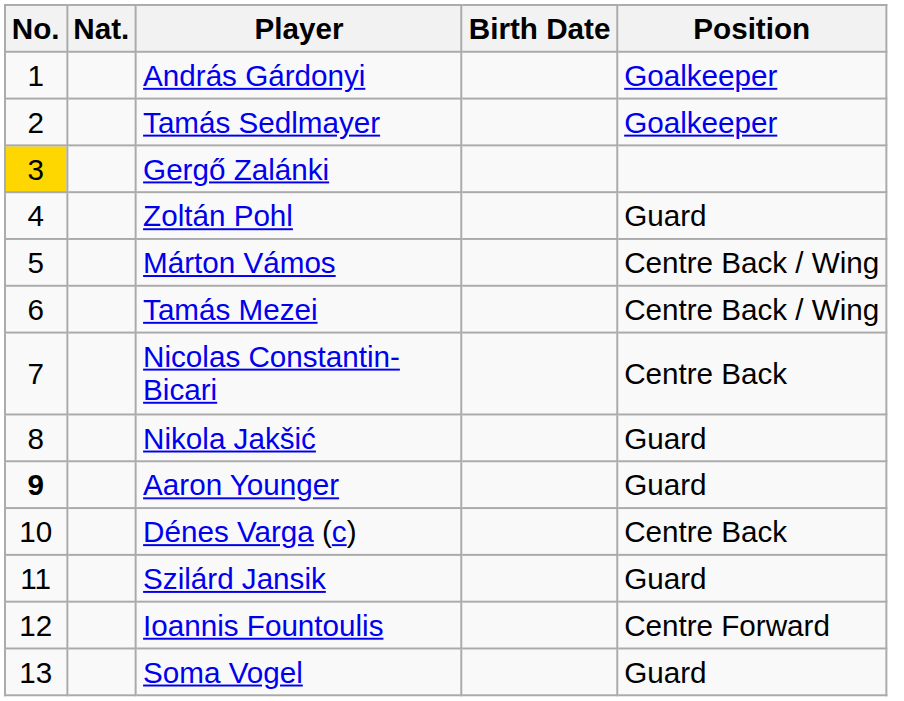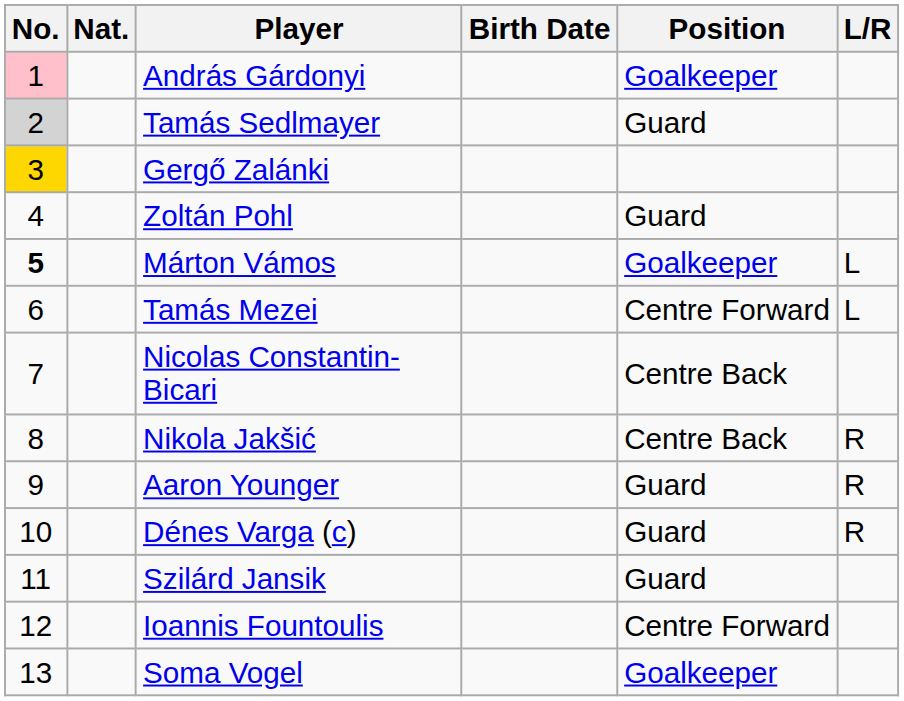+ column: (868, 29)
(36, 76) no background -> (36, 76) pink background
(36, 122) no background -> (36, 122) lightgrey background
(701, 122) Goalkeeper -> (665, 122) Guard
(36, 263) normal -> (36, 263) bold
(752, 263) Centre Back / Wing -> (701, 263) Goalkeeper
(752, 310) Centre Back / Wing -> (727, 310) Centre Forward
(665, 437) Guard -> (706, 437) Centre Back
(36, 484) bold -> (36, 484) normal
(706, 531) Centre Back -> (665, 531) Guard
(665, 672) Guard -> (701, 672) Goalkeeper
